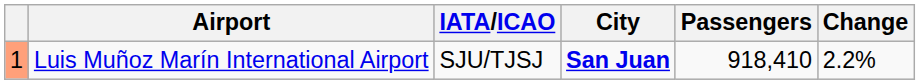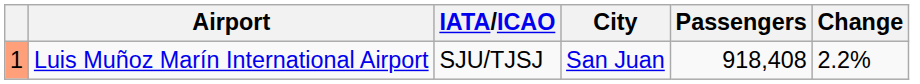(618, 60) bold -> (615, 60) normal
(770, 60) 918,410 -> (765, 60) 918,408
